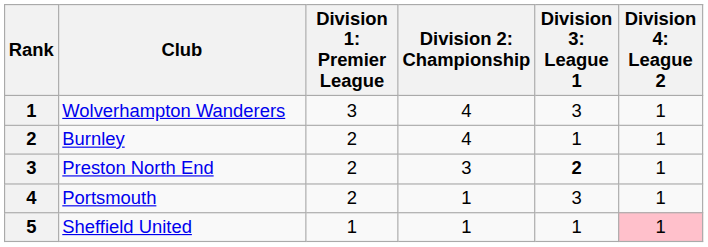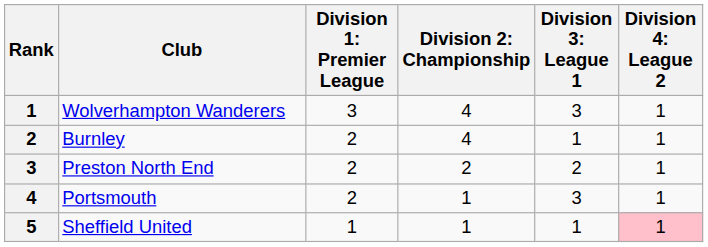(466, 168) 3 -> (466, 168) 2
(577, 168) bold -> (577, 168) normal
